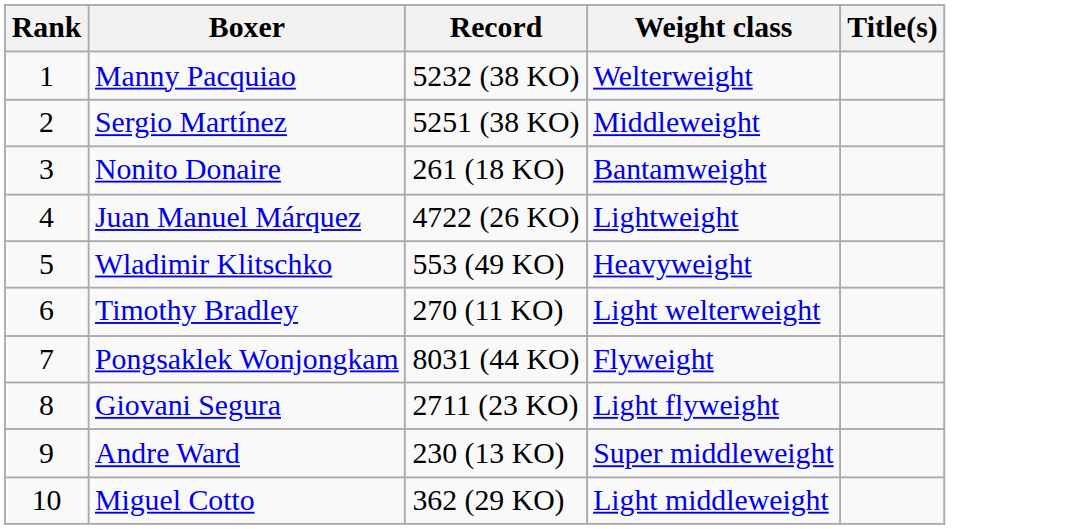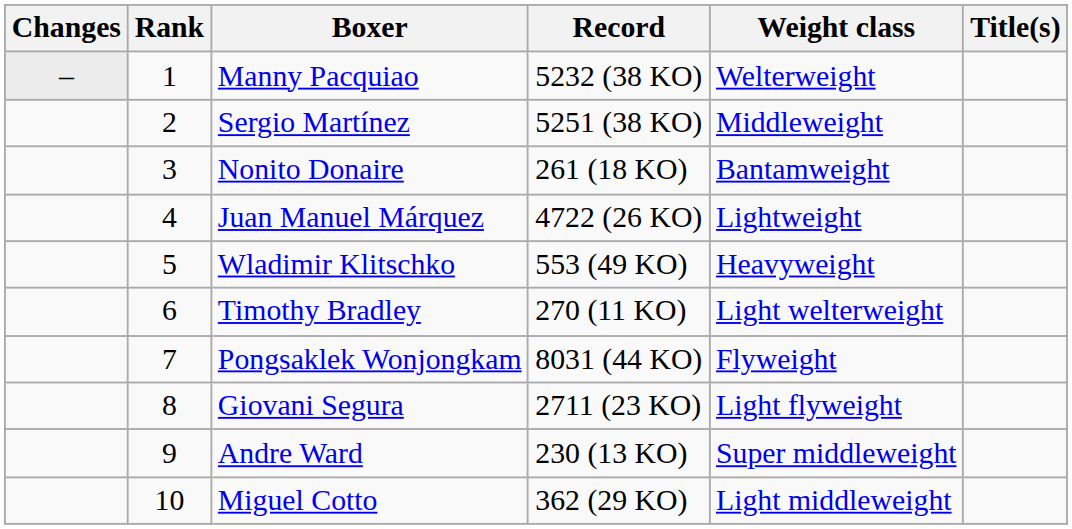+ column: (66, 28)
